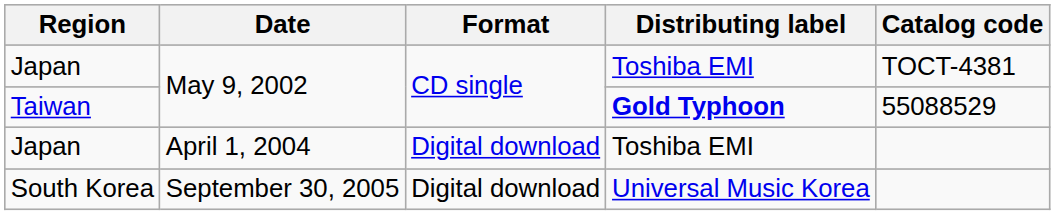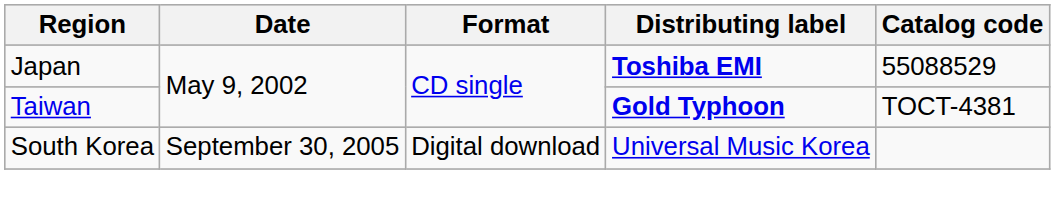(683, 65) normal -> (687, 65) bold
(949, 65) TOCT-4381 -> (939, 65) 55088529
(939, 106) 55088529 -> (949, 106) TOCT-4381
- row: (46, 147)
